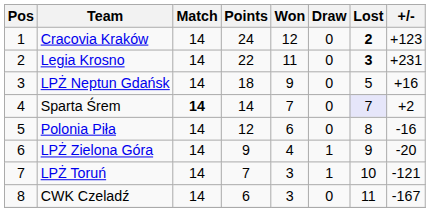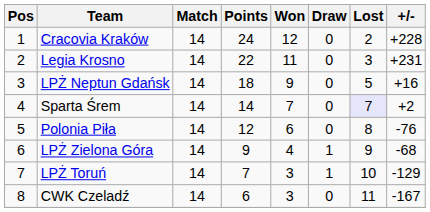(368, 39) bold -> (368, 39) normal
(406, 39) +123 -> (406, 39) +228
(368, 61) bold -> (368, 61) normal
(197, 106) bold -> (197, 106) normal
(406, 129) -16 -> (406, 129) -76
(406, 151) -20 -> (406, 151) -68
(406, 174) -121 -> (406, 174) -129
